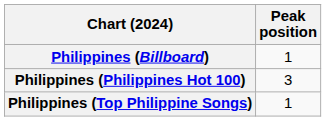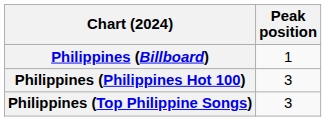(288, 103) 1 -> (288, 103) 3
